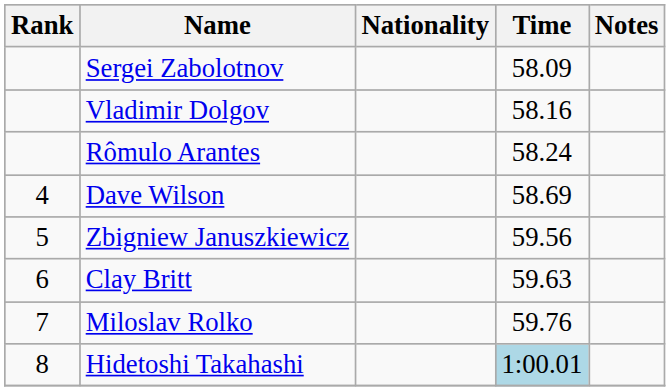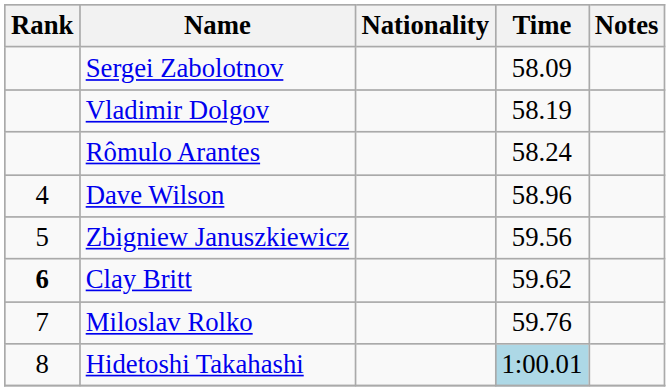(542, 110) 58.16 -> (542, 110) 58.19
(542, 195) 58.69 -> (542, 195) 58.96
(42, 279) normal -> (42, 279) bold
(542, 279) 59.63 -> (542, 279) 59.62
